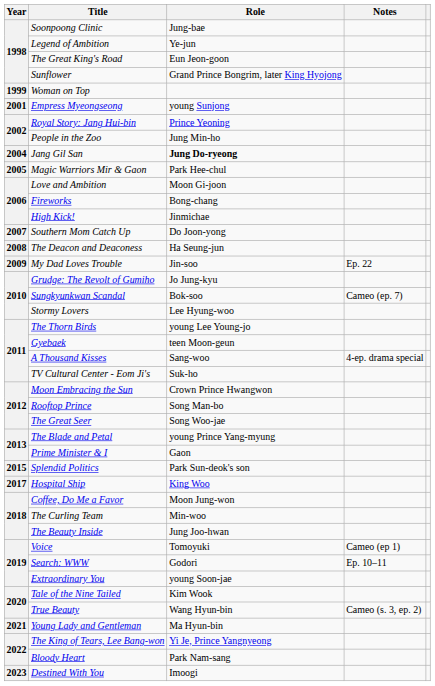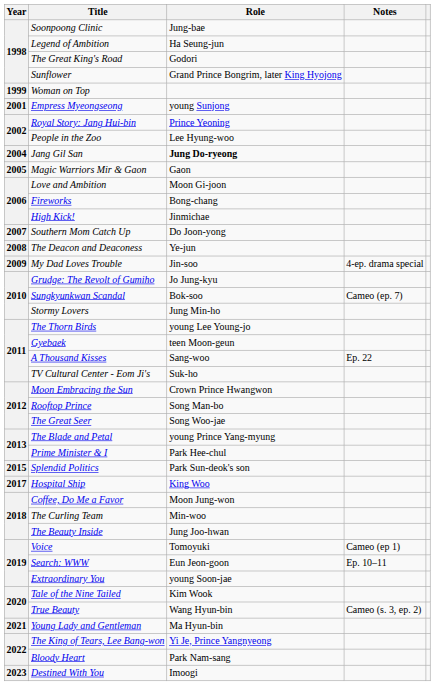(182, 43) Ye-jun -> (197, 43) Ha Seung-jun
(199, 59) Eun Jeon-goon -> (183, 59) Godori
(195, 138) Jung Min-ho -> (202, 138) Lee Hyung-woo
(198, 169) Park Hee-chul -> (180, 169) Gaon
(197, 248) Ha Seung-jun -> (182, 248) Ye-jun
(359, 264) Ep. 22 -> (385, 264) 4-ep. drama special
(202, 311) Lee Hyung-woo -> (195, 311) Jung Min-ho
(385, 358) 4-ep. drama special -> (359, 358) Ep. 22
(180, 452) Gaon -> (198, 452) Park Hee-chul
(183, 563) Godori -> (199, 563) Eun Jeon-goon
